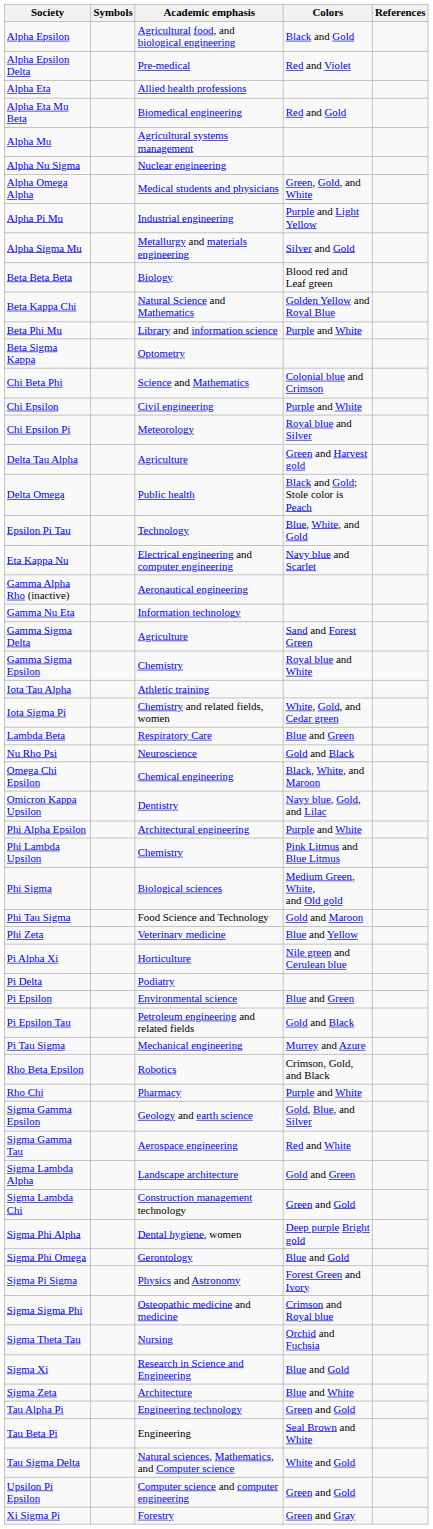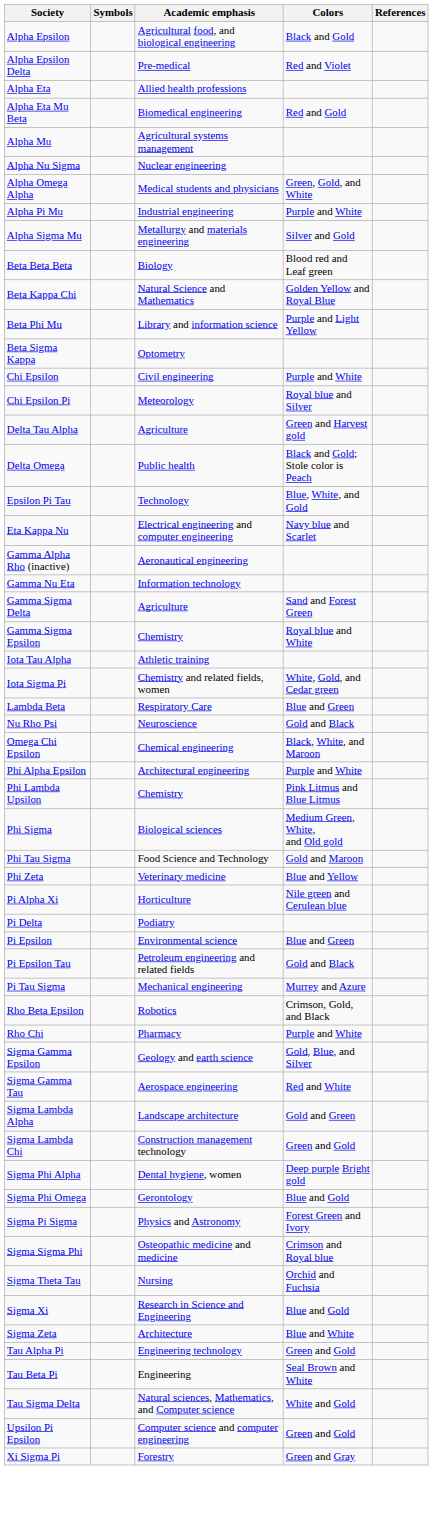(322, 218) Purple and Light Yellow -> (324, 212) Purple and White
(324, 330) Purple and White -> (322, 324) Purple and Light Yellow
- row: (35, 383)
- row: (42, 806)
